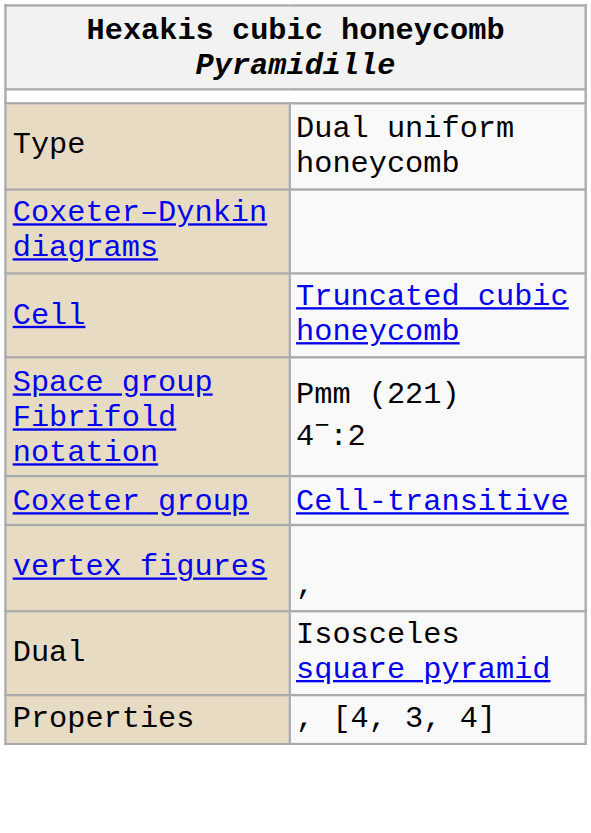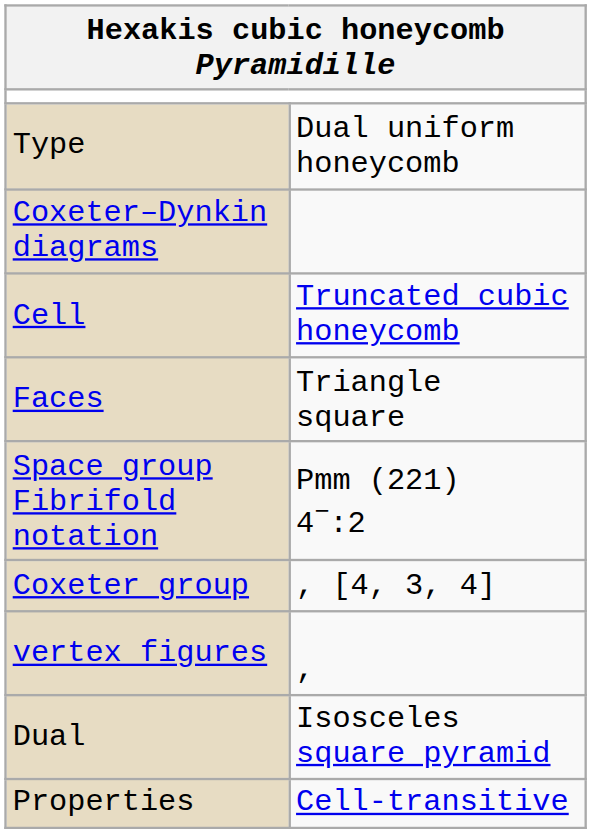+ row: (58, 399)
(432, 501) Cell-transitive -> (396, 585) , [4, 3, 4]
(396, 719) , [4, 3, 4] -> (432, 803) Cell-transitive
